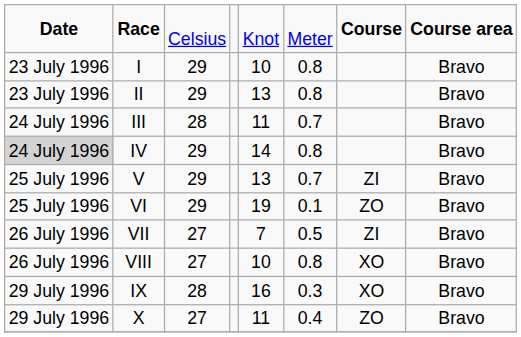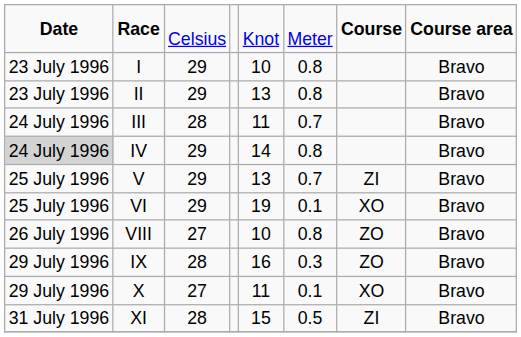(371, 207) ZO -> (371, 207) XO
- row: (139, 235)
(371, 263) XO -> (371, 235) ZO
(371, 291) XO -> (371, 263) ZO
(310, 319) 0.4 -> (310, 291) 0.1
(371, 319) ZO -> (371, 291) XO
+ row: (139, 319)
